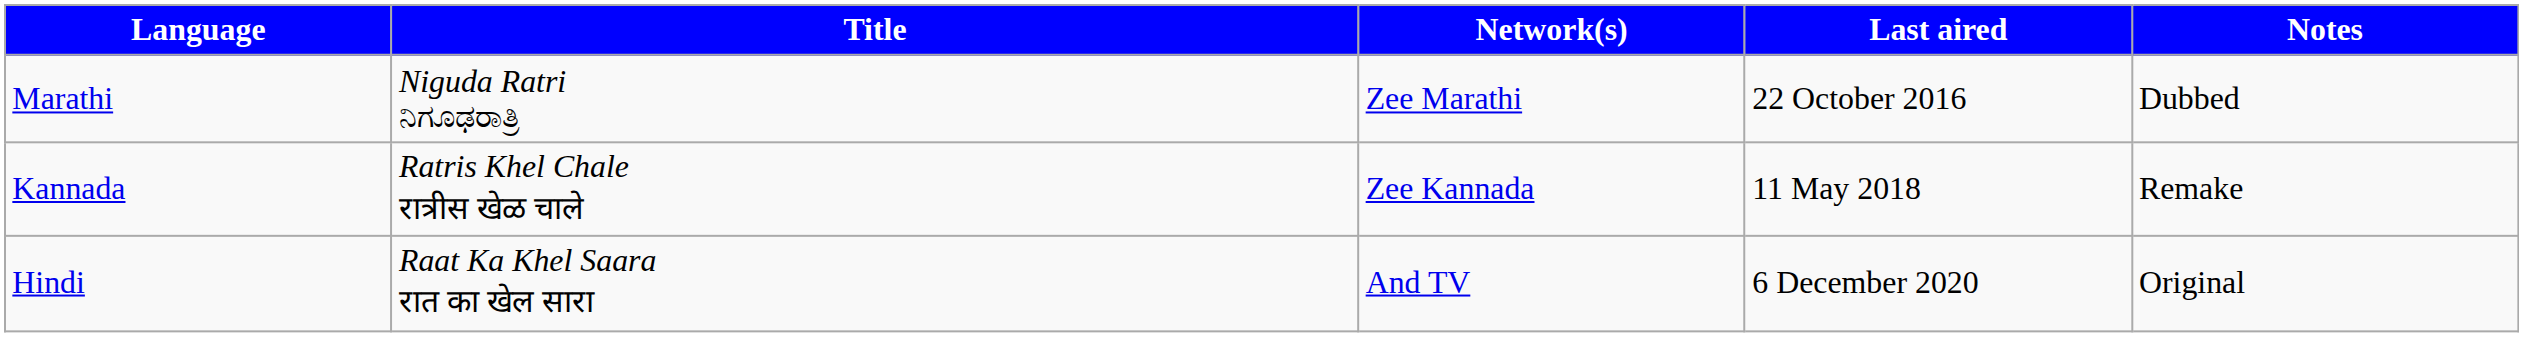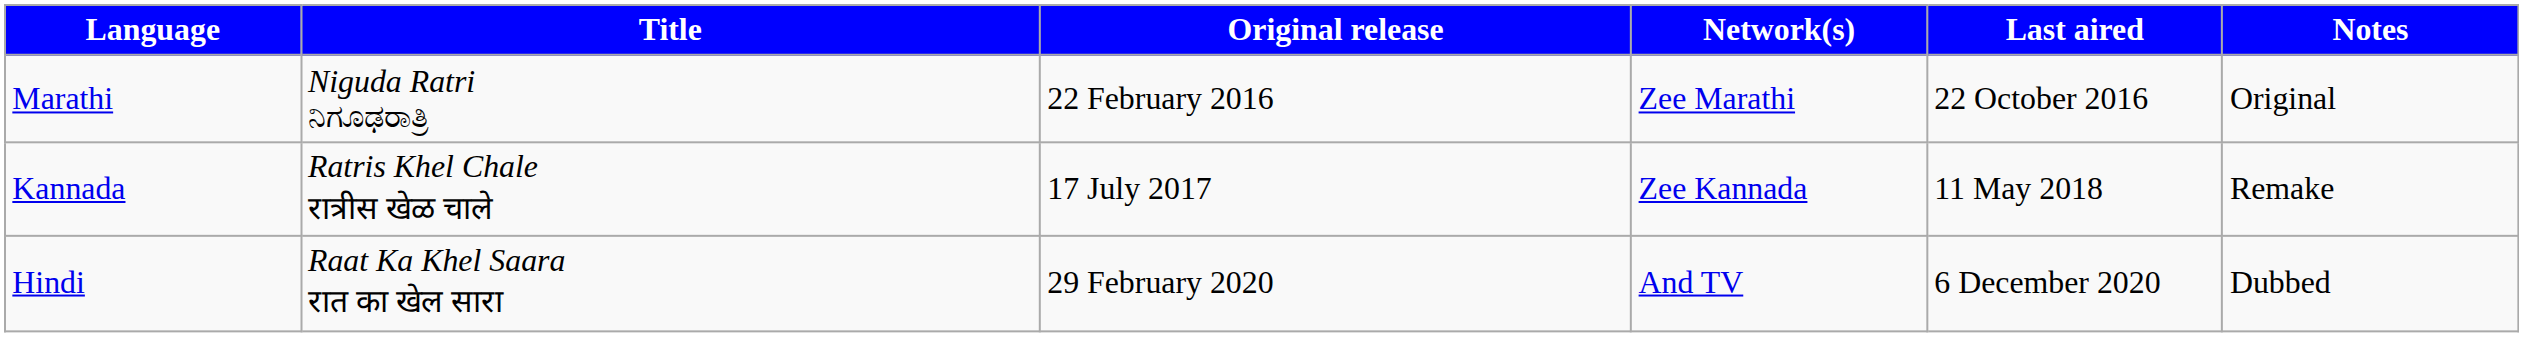+ column: (1336, 29)
(2189, 98) Dubbed -> (2283, 98) Original
(2192, 282) Original -> (2280, 282) Dubbed
